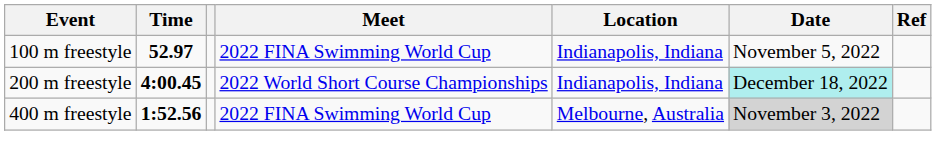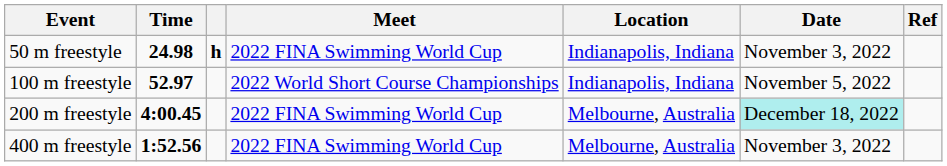+ row: (65, 51)
(355, 51) 2022 FINA Swimming World Cup -> (395, 82) 2022 World Short Course Championships
(384, 82) 2022 World Short Course Championships -> (366, 113) 2022 FINA Swimming World Cup
(640, 82) Indianapolis, Indiana -> (651, 113) Melbourne, Australia
(807, 113) lightgrey background -> (818, 144) no background
